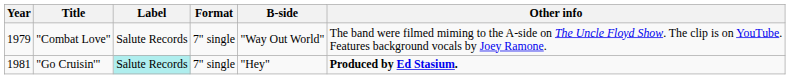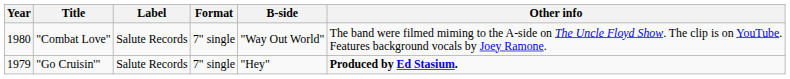(19, 39) 1979 -> (19, 39) 1980
(19, 64) 1981 -> (19, 64) 1979
(152, 64) paleturquoise background -> (152, 64) no background
